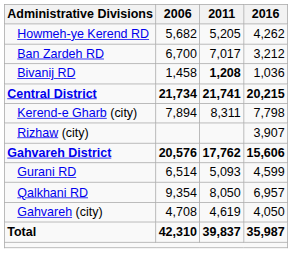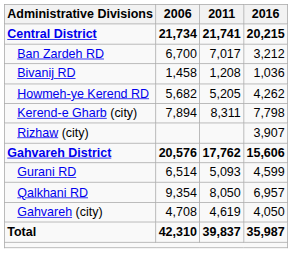rows swapped: (52, 93) <-> (83, 34)
(225, 73) bold -> (225, 73) normal
